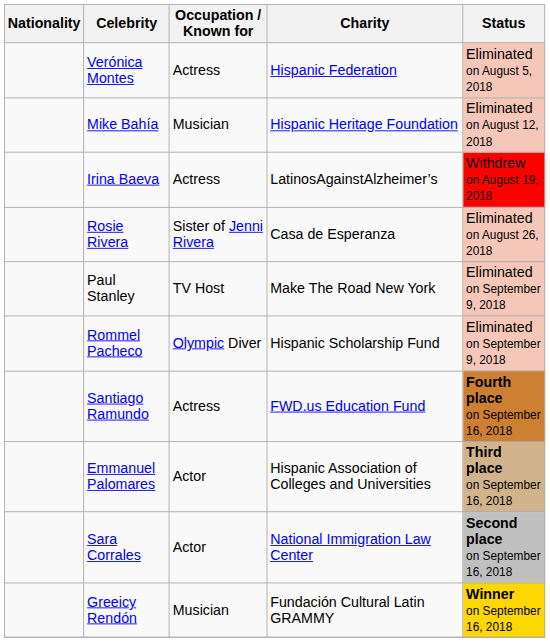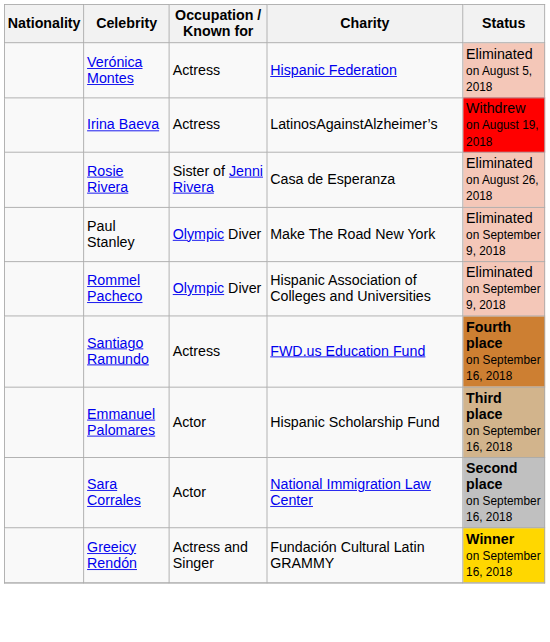- row: (123, 125)
(198, 288) TV Host -> (217, 234) Olympic Diver
(355, 343) Hispanic Scholarship Fund -> (351, 288) Hispanic Association of Colleges and Universities
(351, 476) Hispanic Association of Colleges and Universities -> (355, 422) Hispanic Scholarship Fund
(201, 610) Musician -> (210, 555) Actress and Singer
